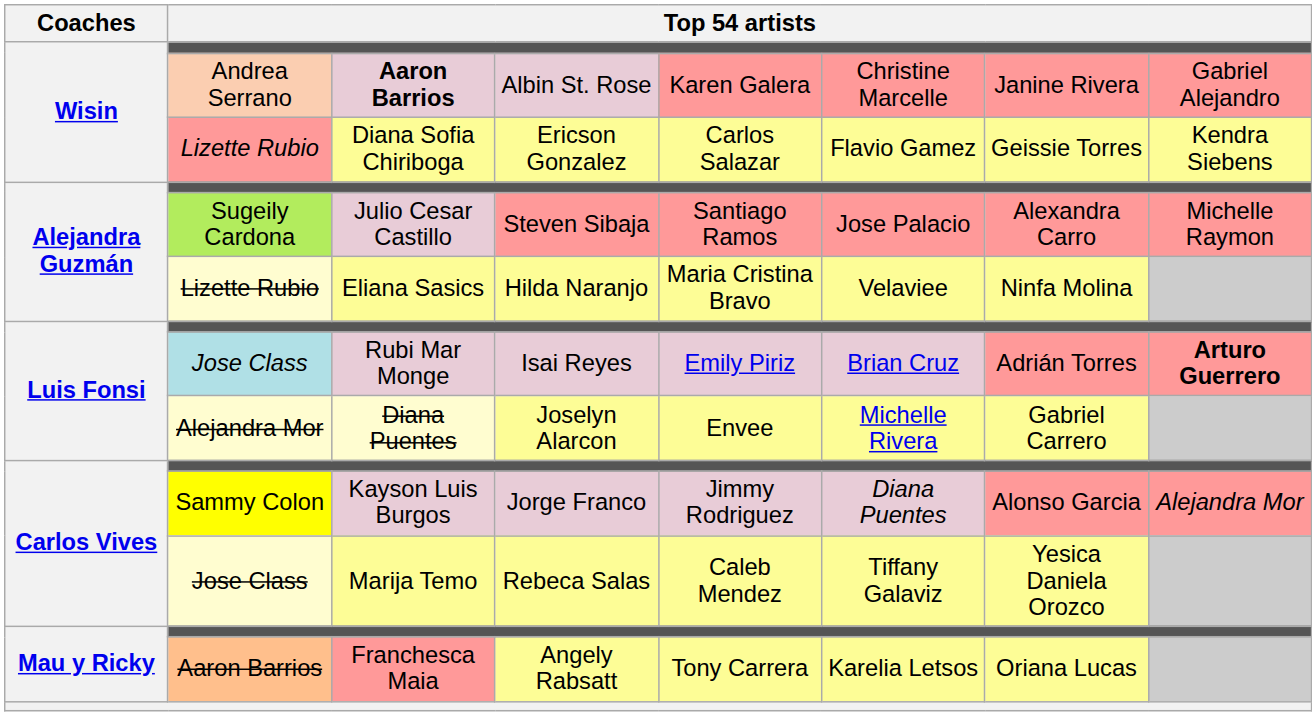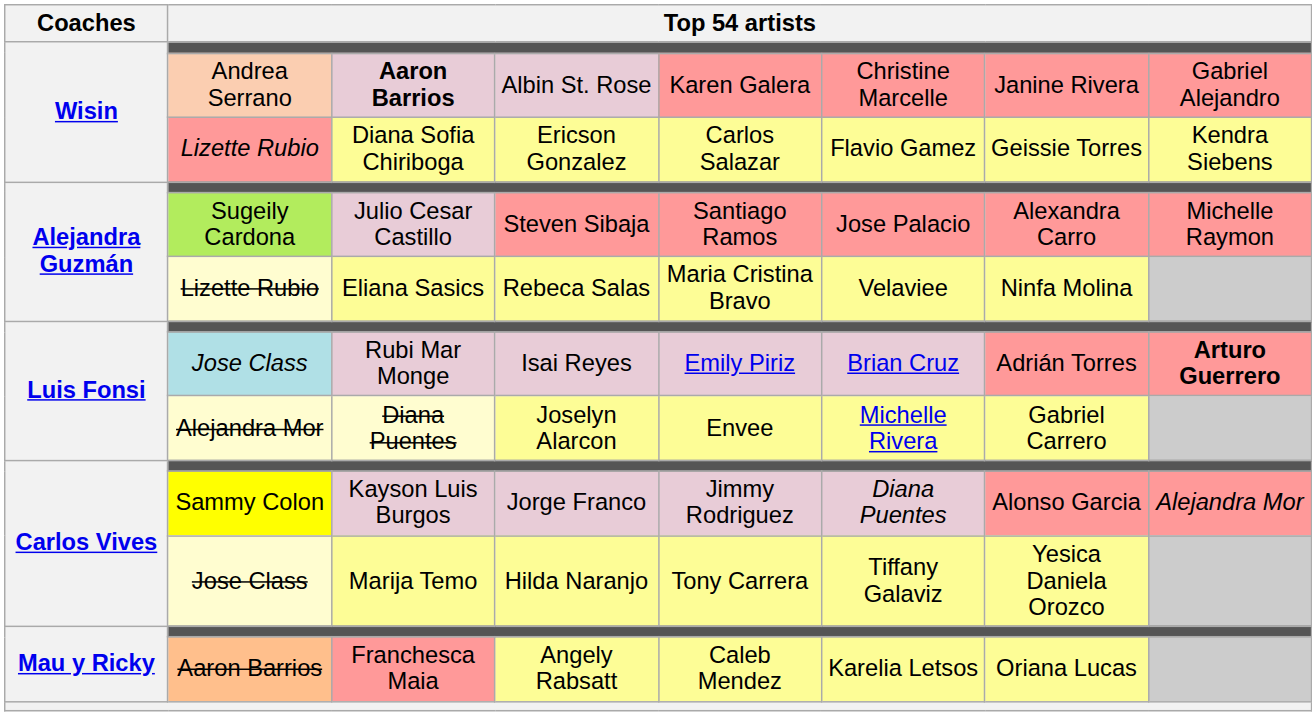(576, 288) Hilda Naranjo -> (576, 288) Rebeca Salas
(576, 580) Rebeca Salas -> (576, 580) Hilda Naranjo
(740, 580) Caleb Mendez -> (740, 580) Tony Carrera
(740, 668) Tony Carrera -> (740, 668) Caleb Mendez
